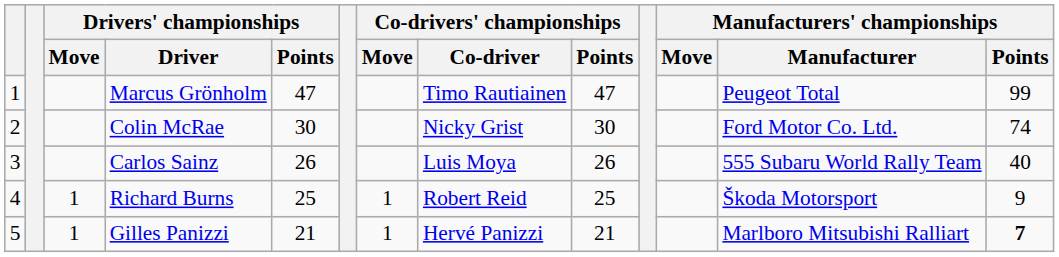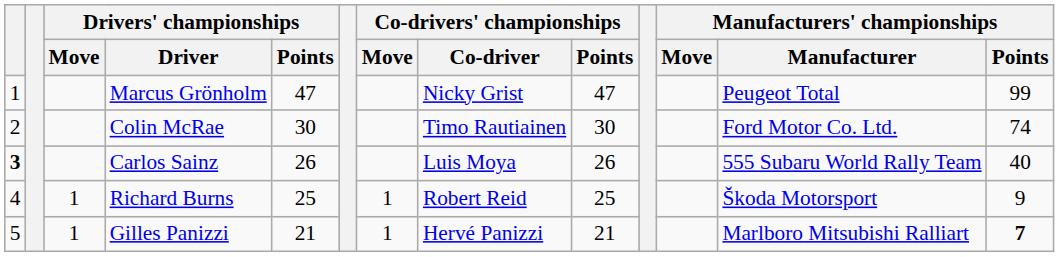(495, 92) Timo Rautiainen -> (473, 92) Nicky Grist
(473, 127) Nicky Grist -> (495, 127) Timo Rautiainen
(15, 162) normal -> (15, 162) bold
